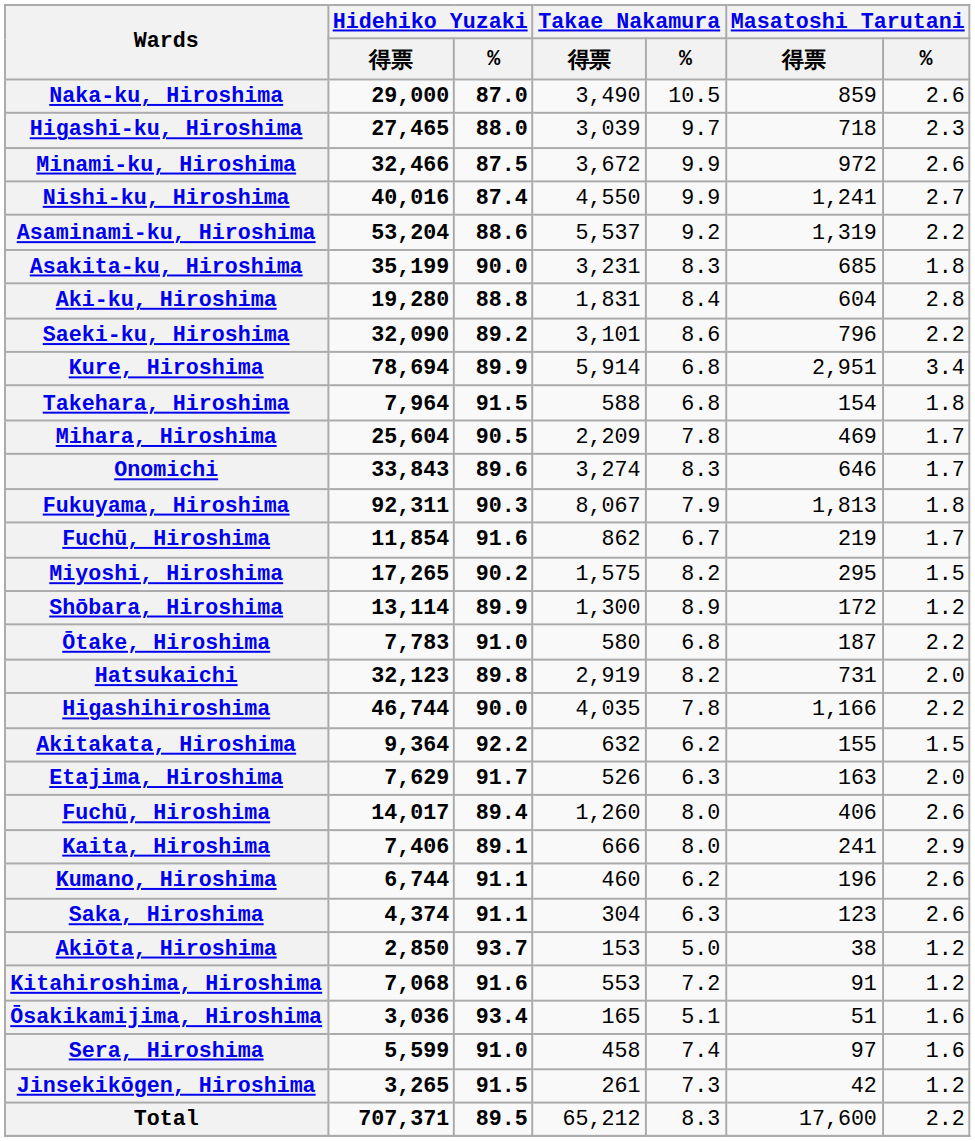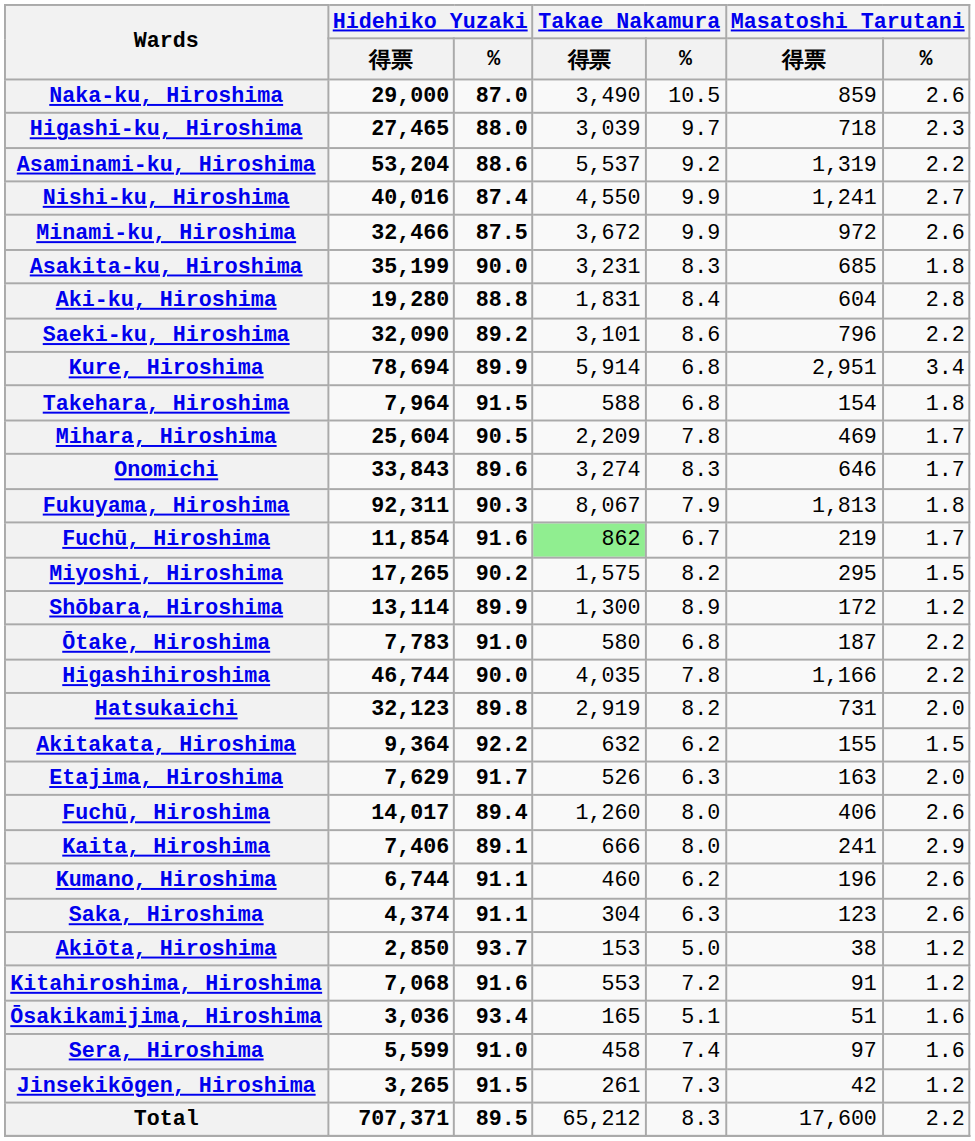rows swapped: (166, 164) <-> (166, 233)
(621, 540) no background -> (621, 540) lightgreen background
rows swapped: (166, 710) <-> (166, 676)
